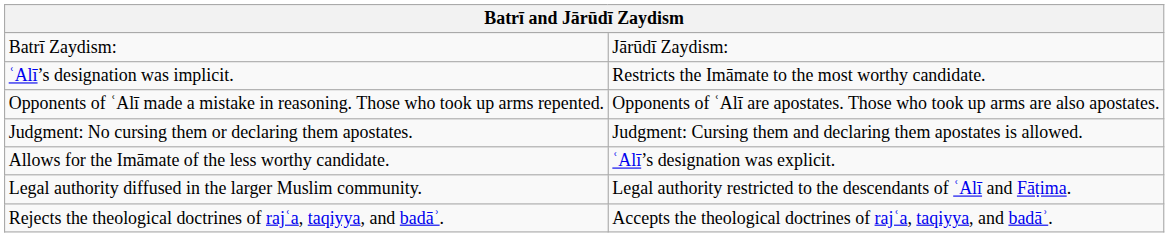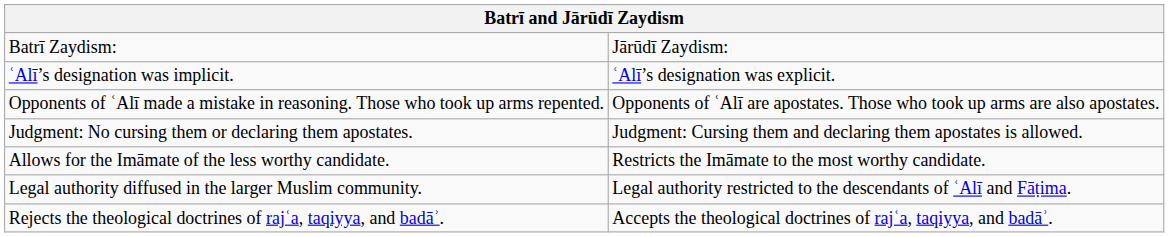(799, 75) Restricts the Imāmate to the most worthy candidate. -> (724, 75) ʿAlī’s designation was explicit.
(724, 160) ʿAlī’s designation was explicit. -> (799, 160) Restricts the Imāmate to the most worthy candidate.
